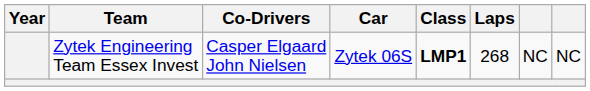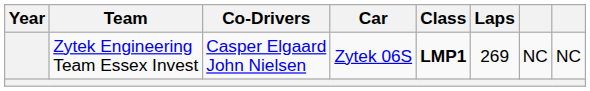(495, 56) 268 -> (495, 56) 269
